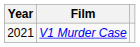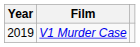(20, 33) 2021 -> (20, 33) 2019
